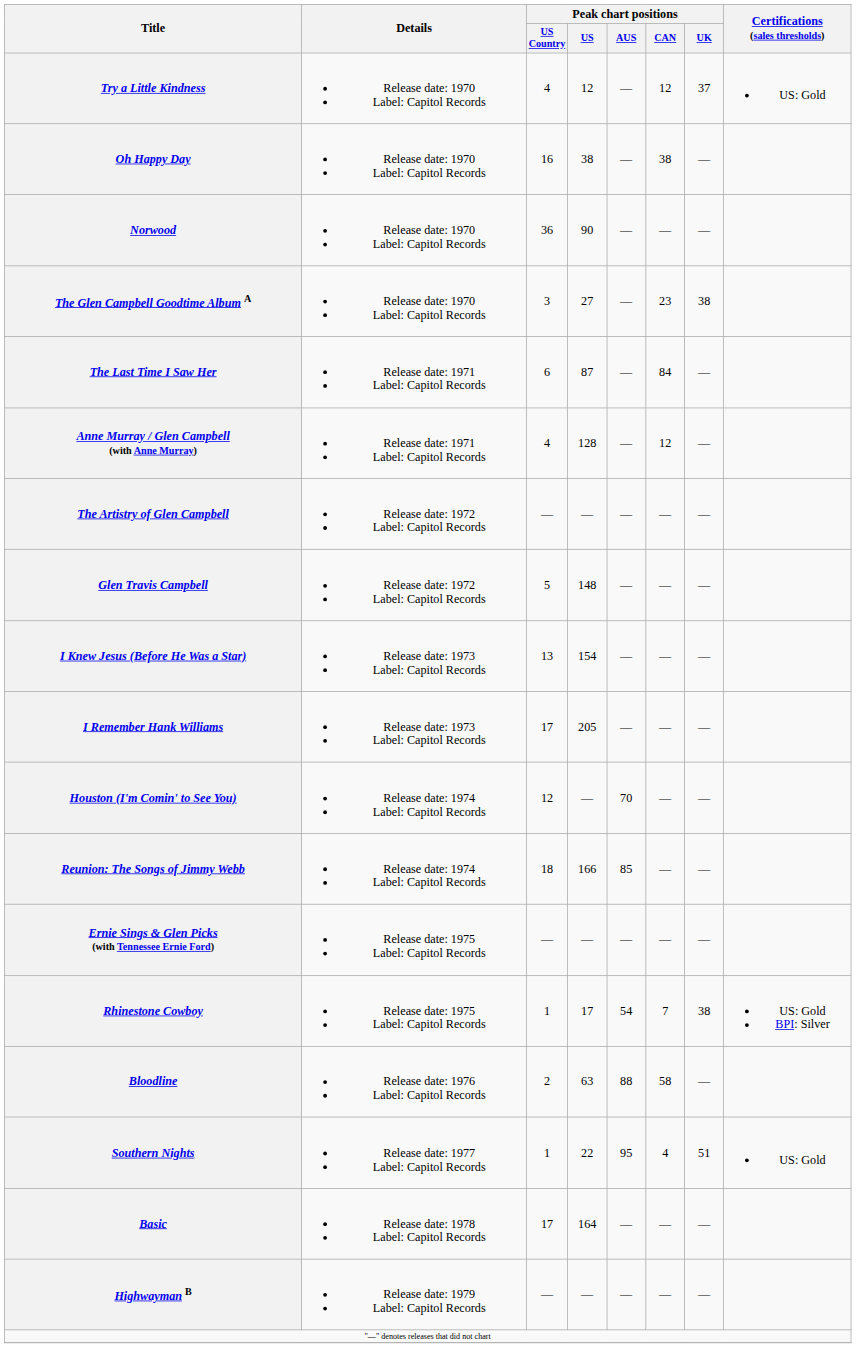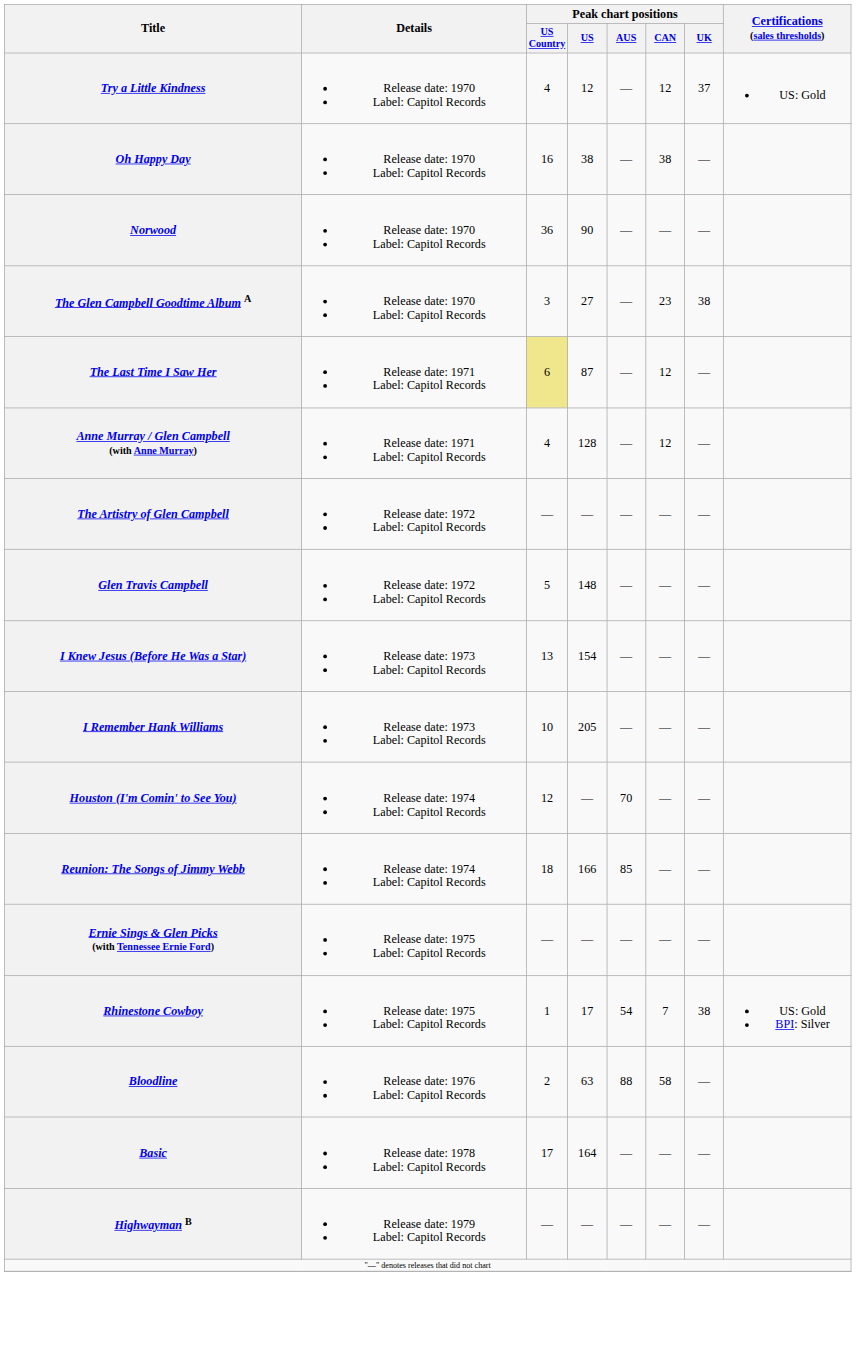(547, 372) no background -> (547, 372) khaki background
(665, 372) 84 -> (665, 372) 12
(547, 727) 17 -> (547, 727) 10
- row: (153, 1152)
